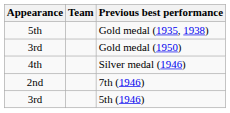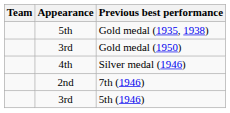columns swapped: (81, 13) <-> (35, 13)
